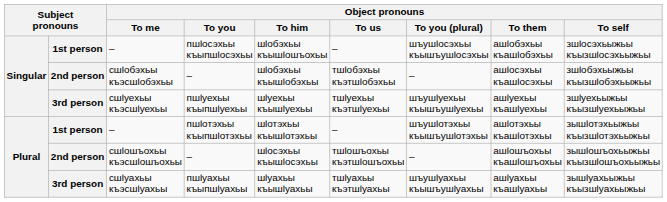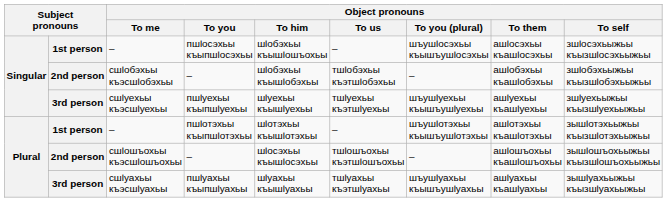(523, 49) ашӏобэхьы къашӏобэхьы -> (523, 49) ашӏосэхьы къашӏосэхьы
(523, 76) ашӏосэхьы къашӏосэхьы -> (523, 76) ашӏобэхьы къашӏобэхьы
